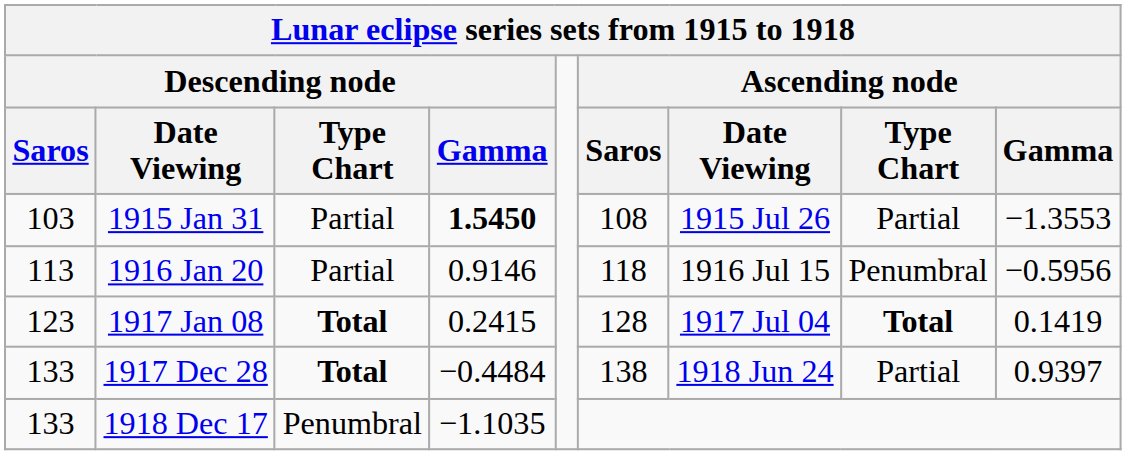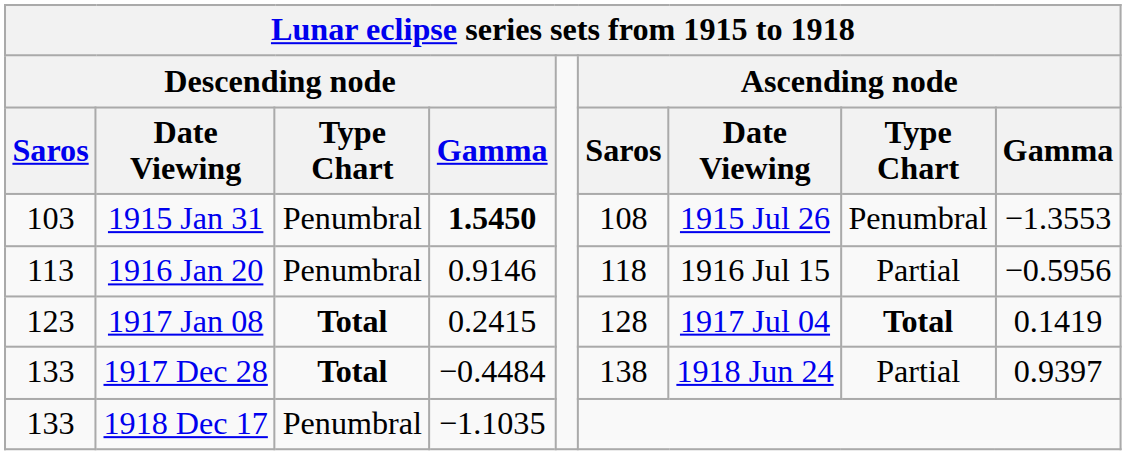(352, 219) Partial -> (352, 219) Penumbral
(918, 219) Partial -> (918, 219) Penumbral
(352, 270) Partial -> (352, 270) Penumbral
(918, 270) Penumbral -> (918, 270) Partial
